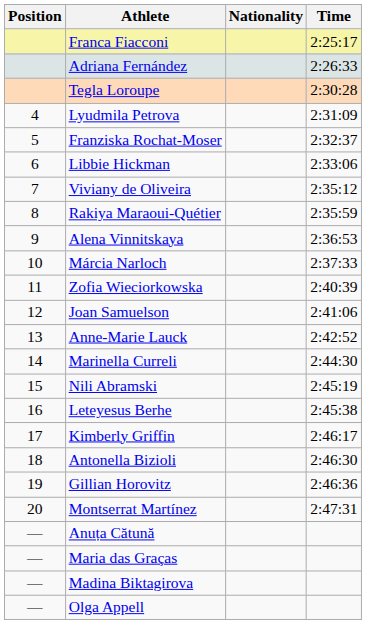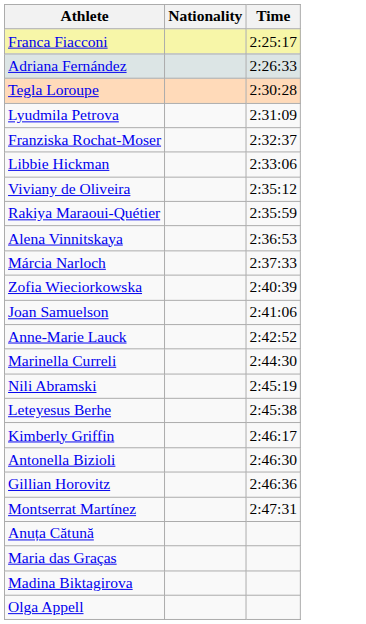- column: (35, 16)
